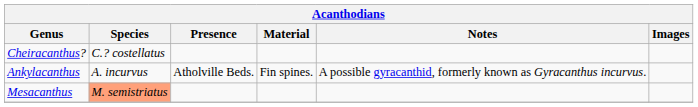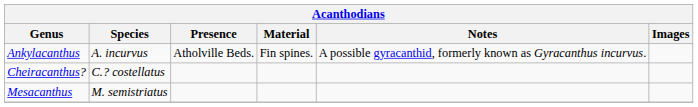rows swapped: (43, 72) <-> (47, 53)
(130, 92) lightsalmon background -> (130, 92) no background
